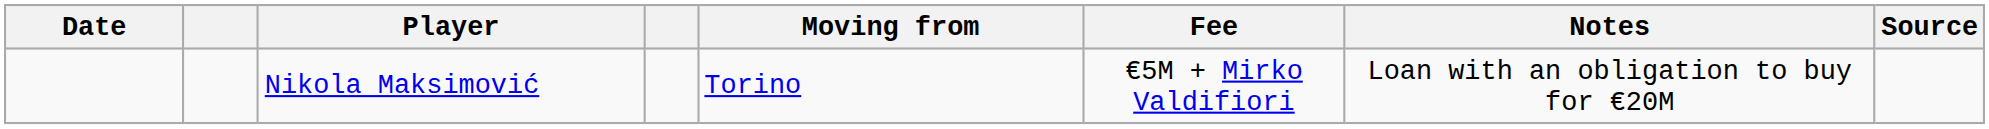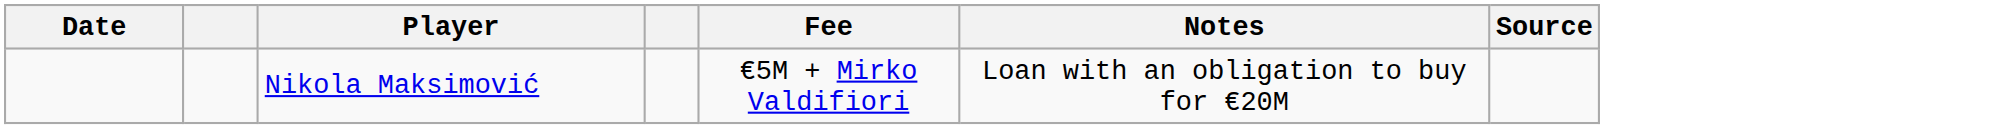- column: (891, 27)
